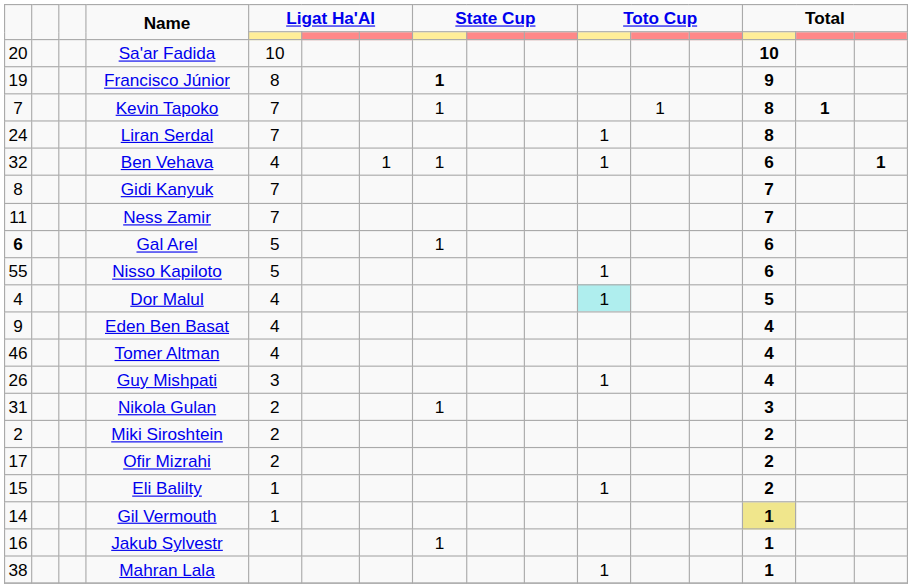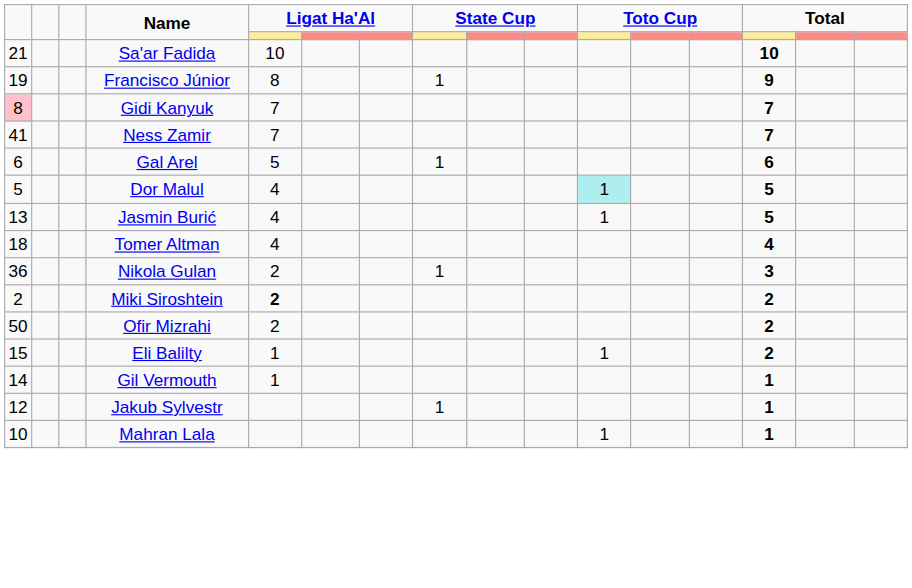(18, 54) 20 -> (18, 54) 21
(440, 81) bold -> (440, 81) normal
- row: (167, 108)
- row: (167, 135)
- row: (167, 162)
(18, 189) no background -> (18, 108) pink background
(18, 217) 11 -> (18, 135) 41
(18, 244) bold -> (18, 162) normal
- row: (167, 271)
(18, 298) 4 -> (18, 189) 5
+ row: (167, 217)
- row: (167, 325)
(18, 353) 46 -> (18, 244) 18
- row: (167, 380)
(18, 407) 31 -> (18, 271) 36
(275, 434) normal -> (275, 298) bold
(18, 461) 17 -> (18, 325) 50
(769, 516) khaki background -> (769, 380) no background
(18, 543) 16 -> (18, 407) 12
(18, 570) 38 -> (18, 434) 10
